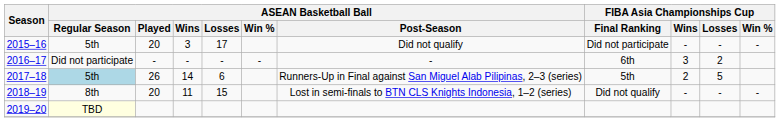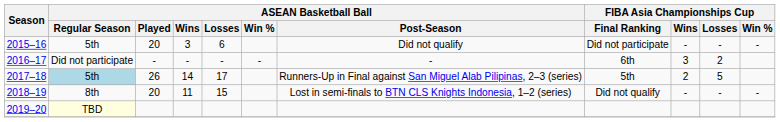(222, 45) 17 -> (222, 45) 6
(222, 77) 6 -> (222, 77) 17
